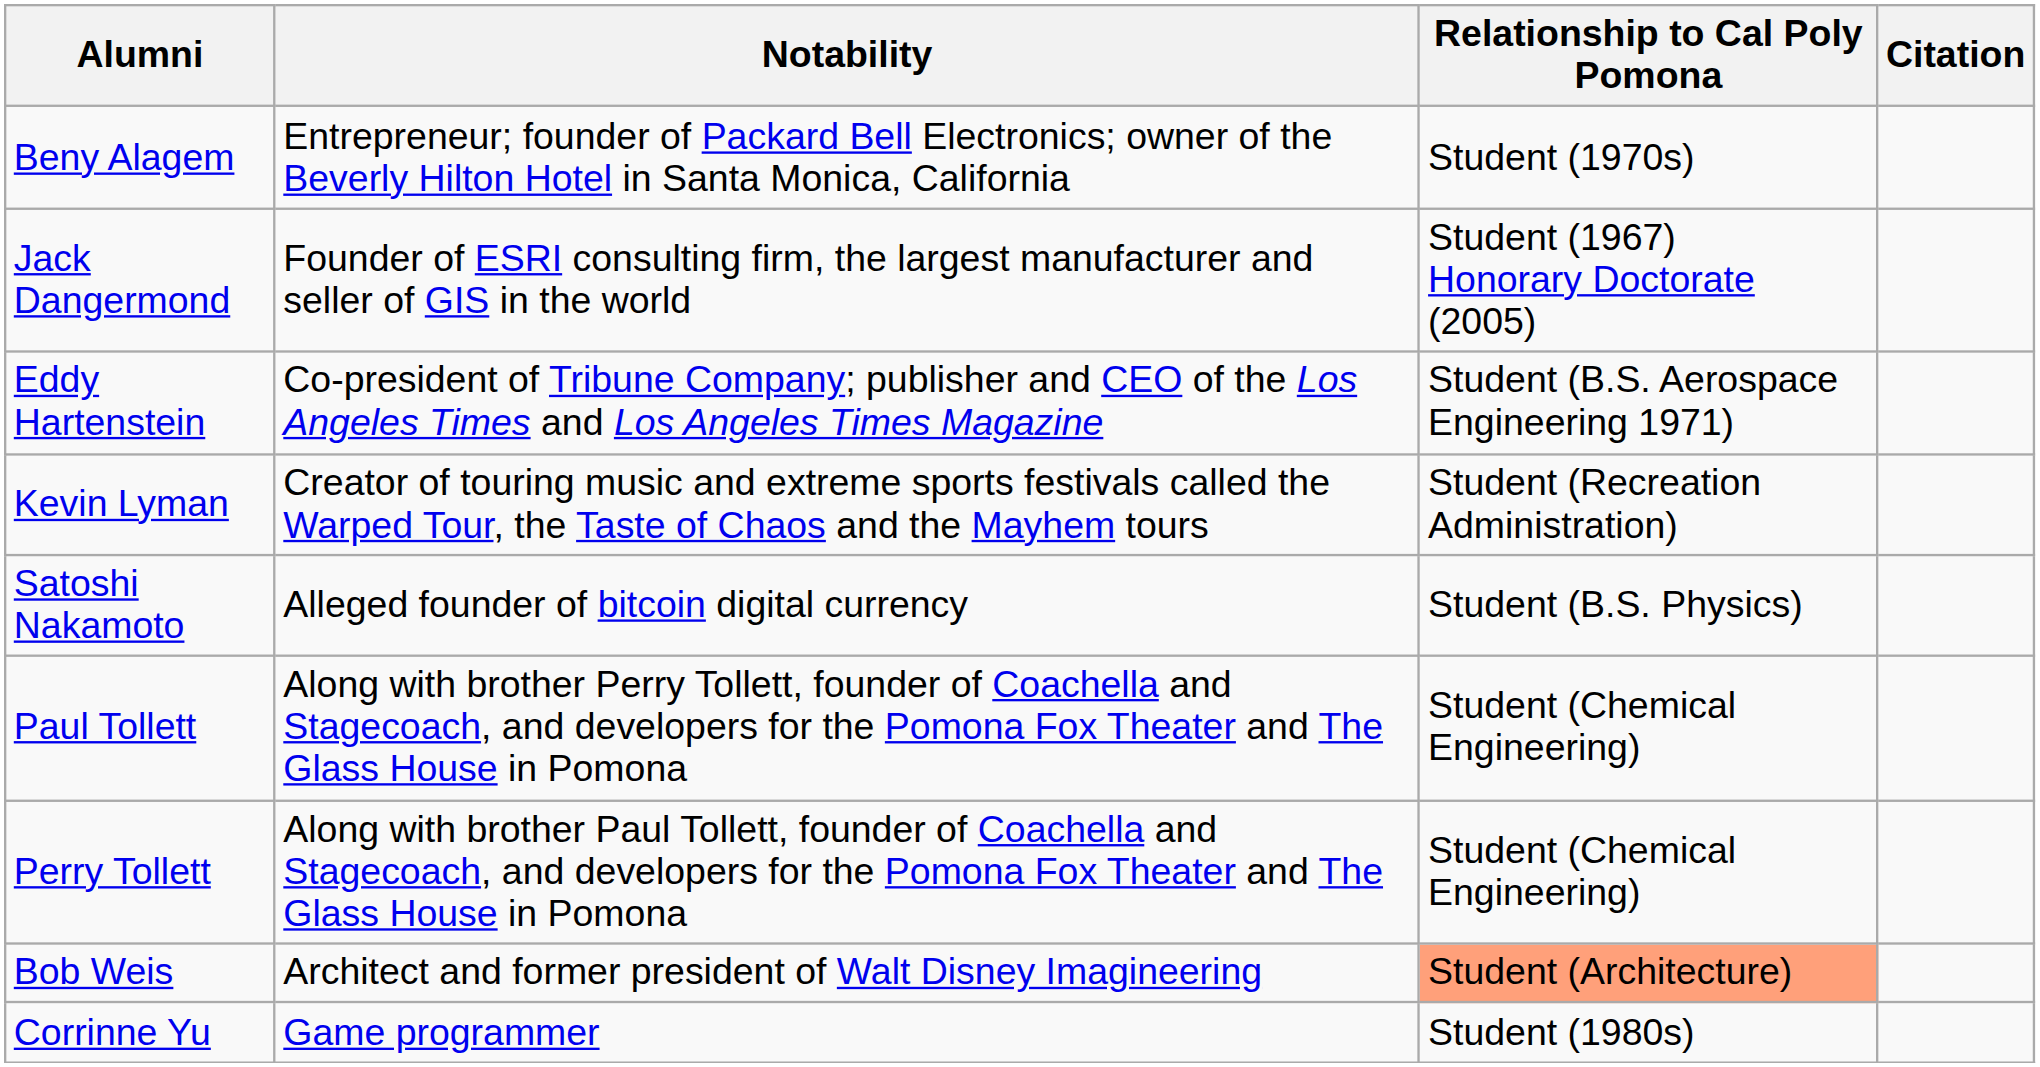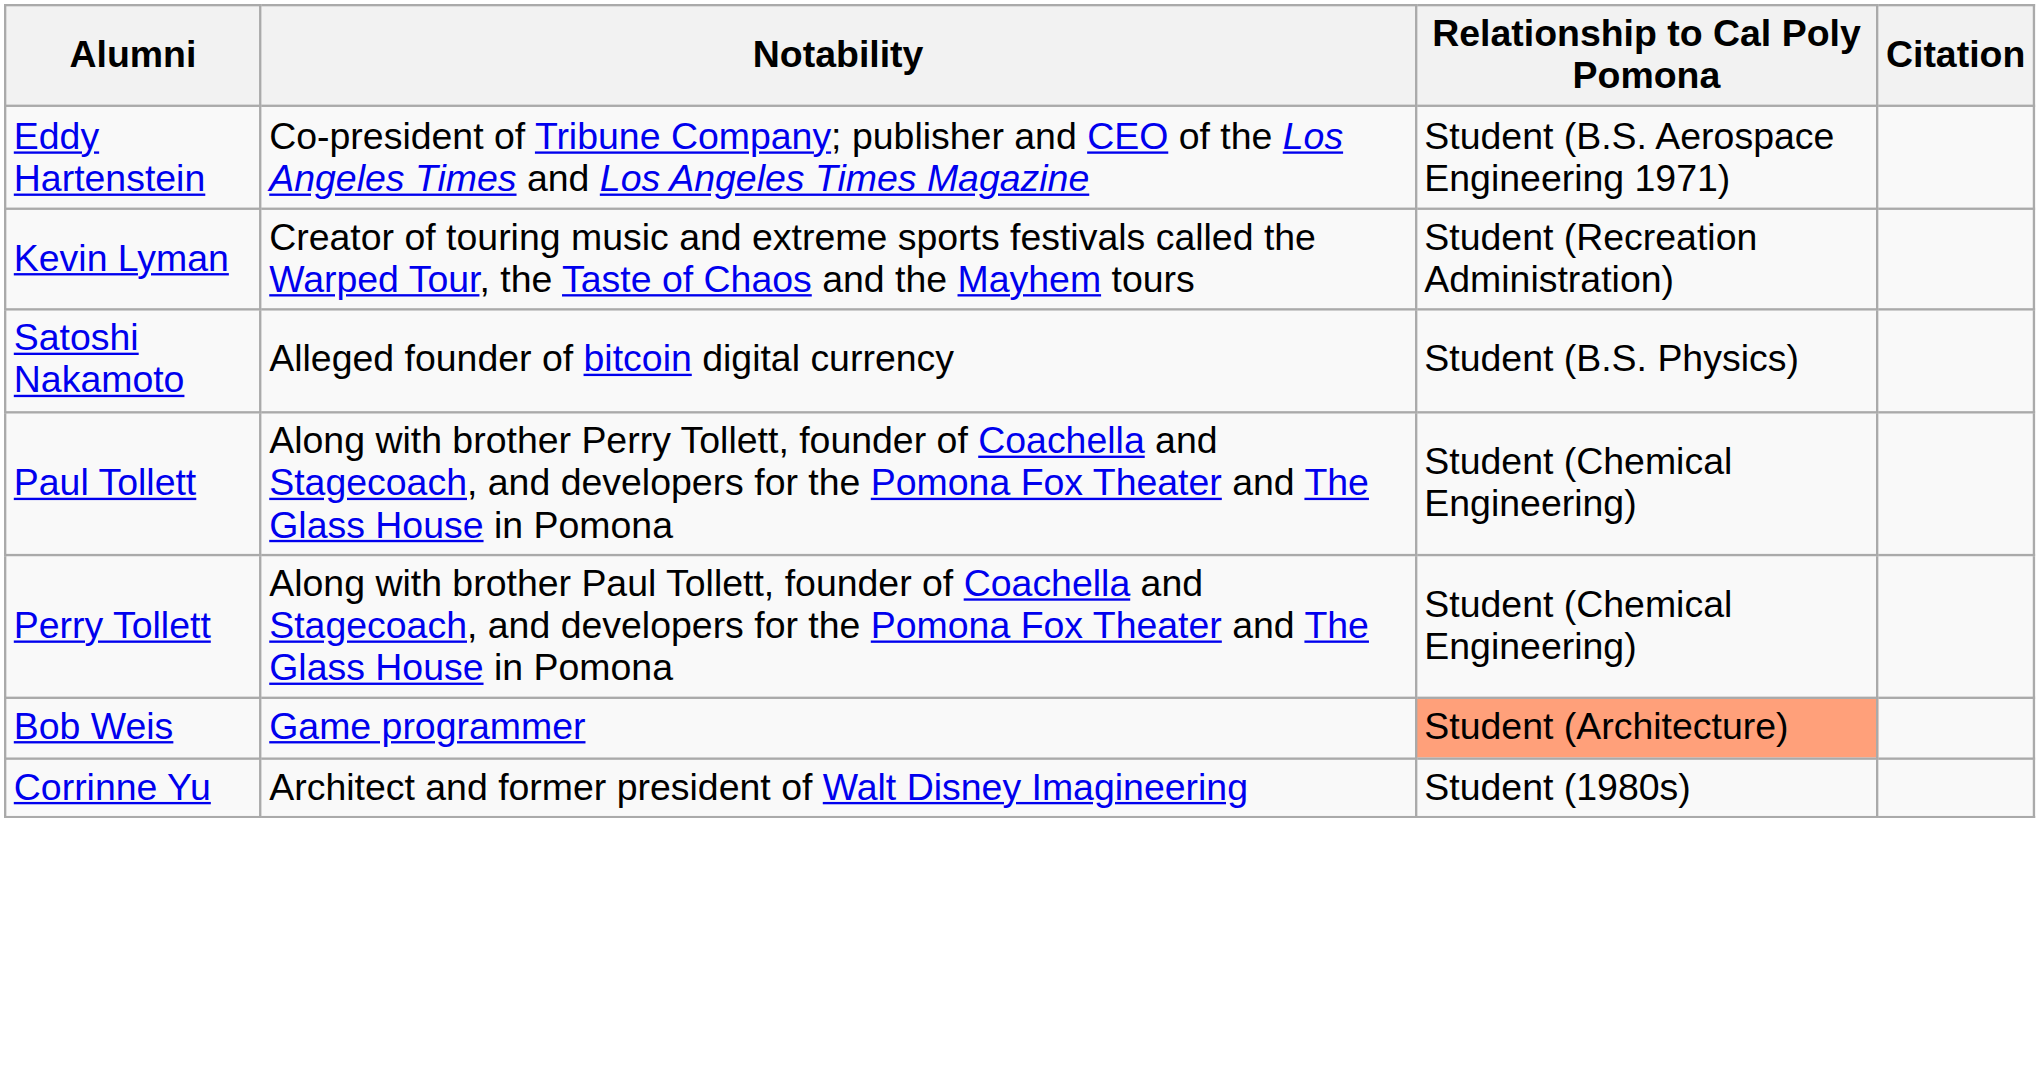- row: (124, 156)
- row: (122, 279)
(773, 972) Architect and former president of Walt Disney Imagineering -> (427, 727) Game programmer
(441, 1031) Game programmer -> (759, 786) Architect and former president of Walt Disney Imagineering
